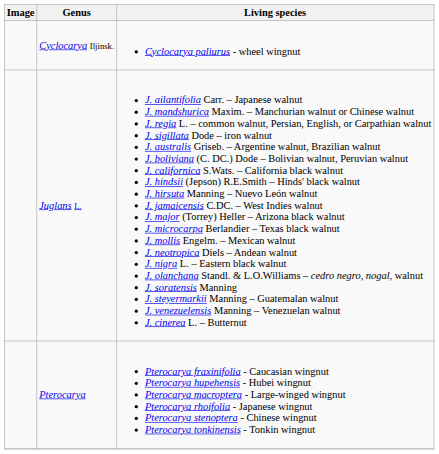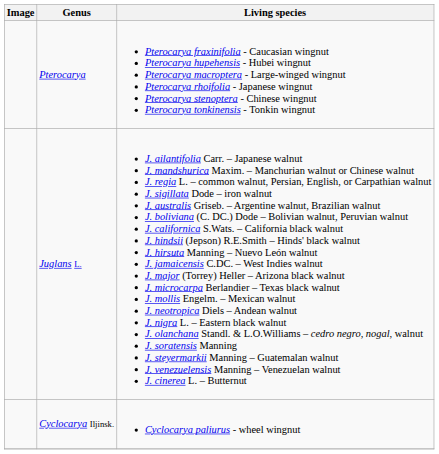rows swapped: (77, 45) <-> (62, 395)
